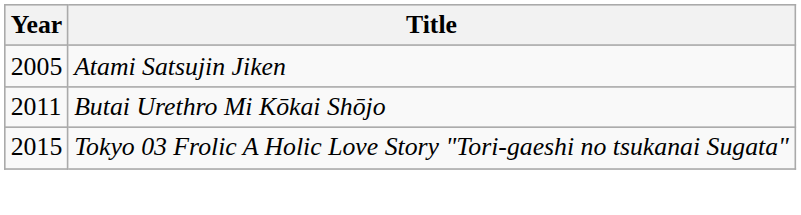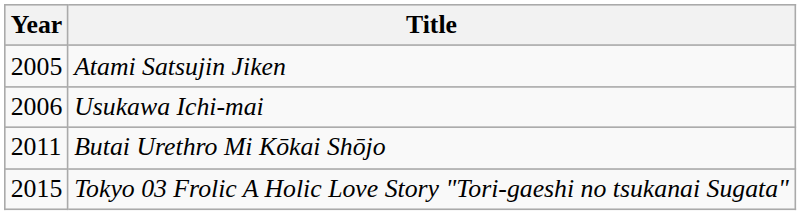+ row: (169, 106)
